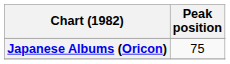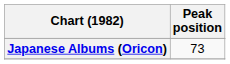(197, 48) 75 -> (197, 48) 73
